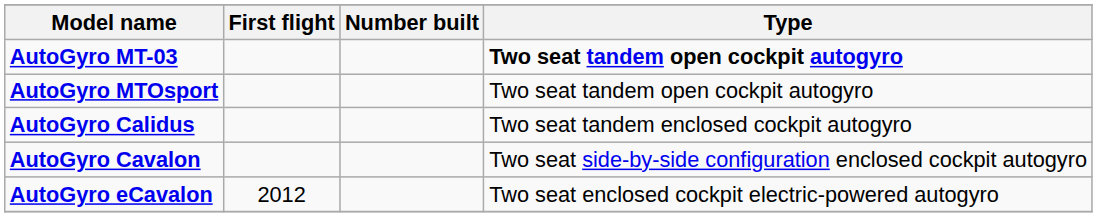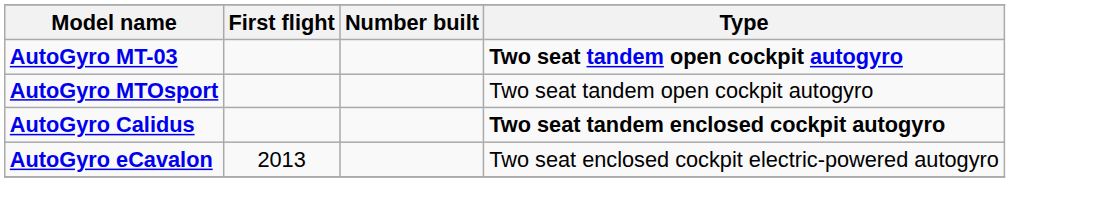(701, 125) normal -> (717, 125) bold
- row: (105, 160)
(282, 194) 2012 -> (282, 160) 2013
